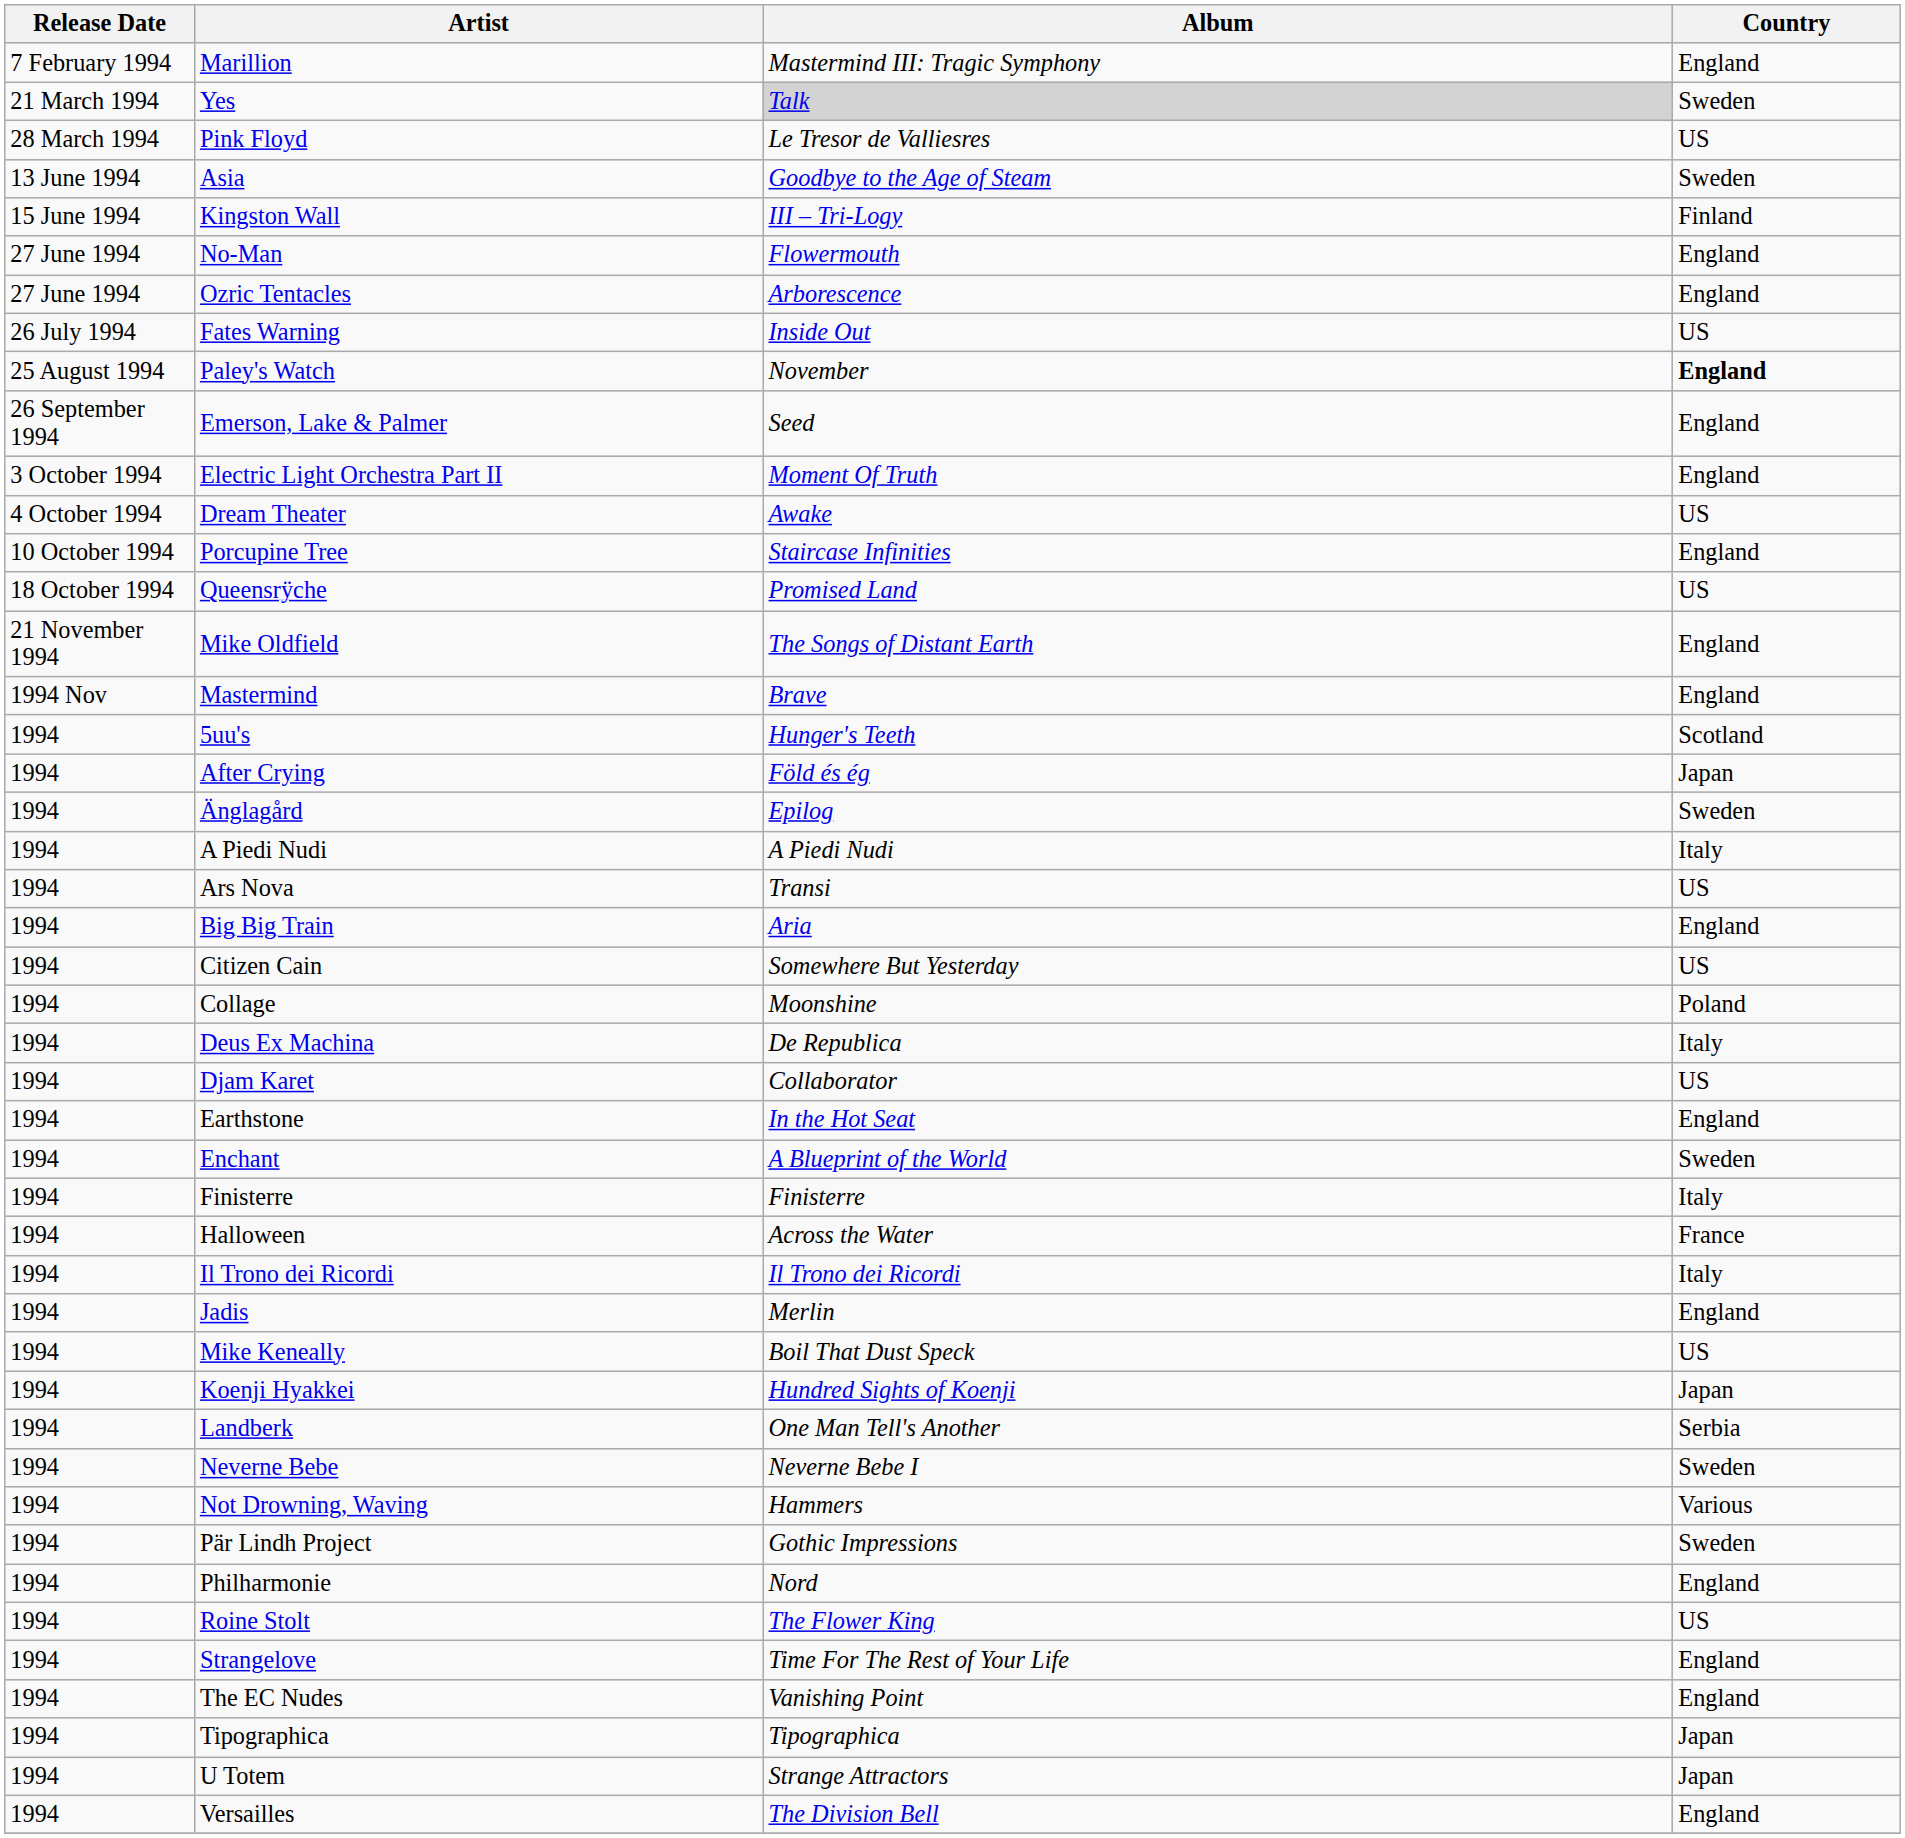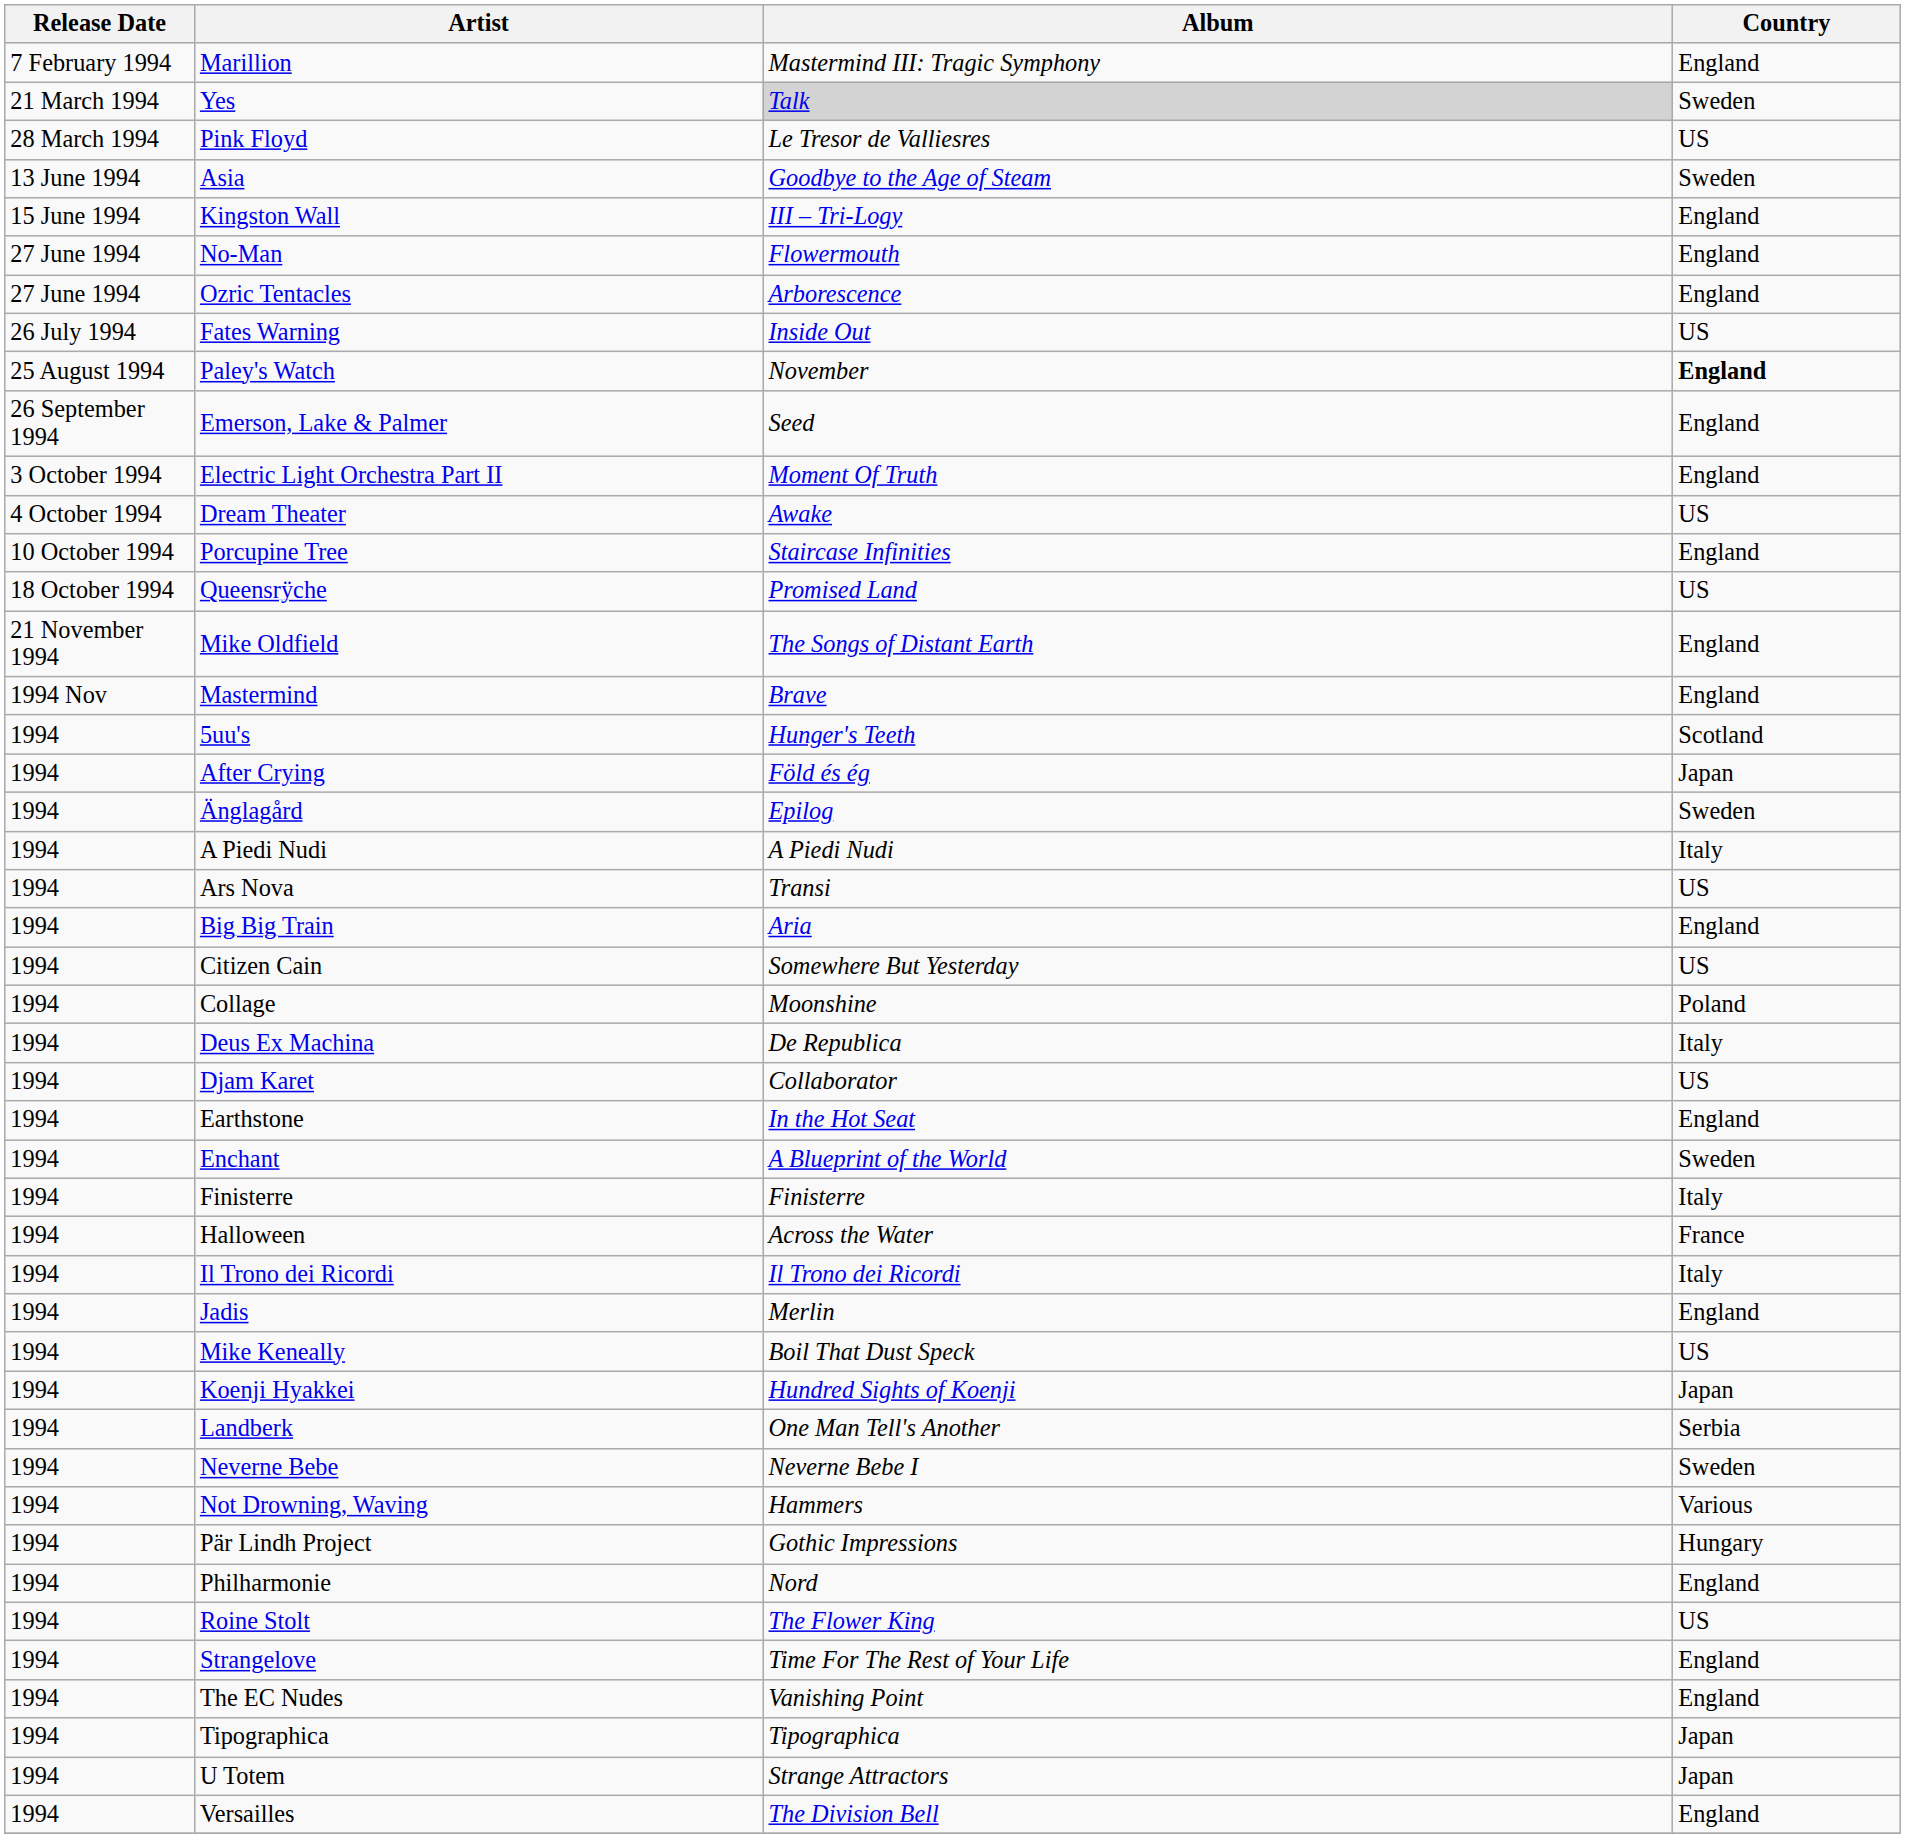(1715, 216) Finland -> (1719, 216) England
(1717, 1544) Sweden -> (1721, 1544) Hungary
